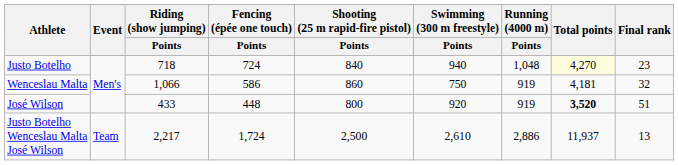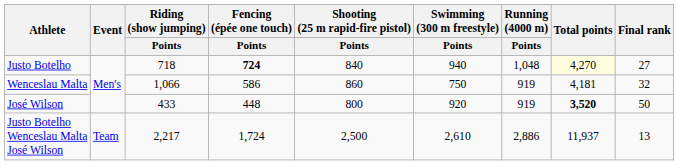(252, 65) normal -> (252, 65) bold
(644, 65) 23 -> (644, 65) 27
(644, 104) 51 -> (644, 104) 50
